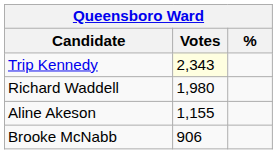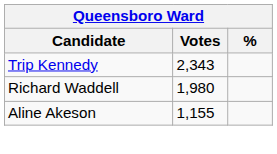(196, 64) lightyellow background -> (196, 64) no background
- row: (62, 137)
